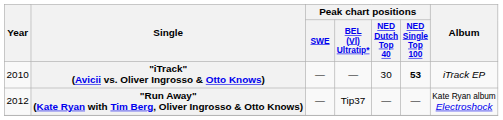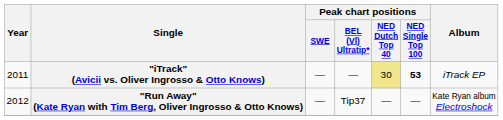(18, 74) 2010 -> (18, 74) 2011
(386, 74) no background -> (386, 74) khaki background
